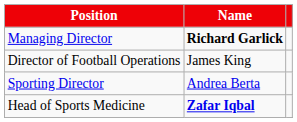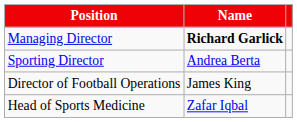rows swapped: (56, 83) <-> (94, 61)
(221, 106) bold -> (217, 106) normal
